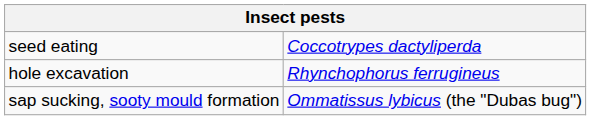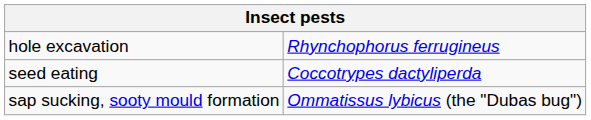rows swapped: (69, 73) <-> (53, 45)
